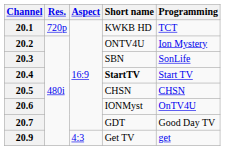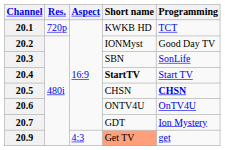(124, 43) ONTV4U -> (124, 43) IONMyst
(183, 43) Ion Mystery -> (187, 43) Good Day TV
(172, 91) normal -> (172, 91) bold
(124, 106) IONMyst -> (124, 106) ONTV4U
(187, 122) Good Day TV -> (183, 122) Ion Mystery
(120, 138) no background -> (120, 138) lightsalmon background
